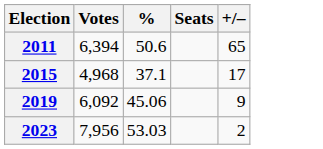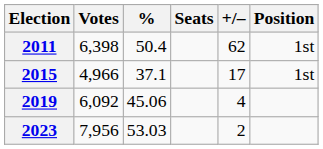+ column: (284, 18)
(99, 46) 6,394 -> (99, 46) 6,398
(151, 46) 50.6 -> (151, 46) 50.4
(237, 46) 65 -> (237, 46) 62
(99, 74) 4,968 -> (99, 74) 4,966
(241, 102) 9 -> (241, 102) 4
